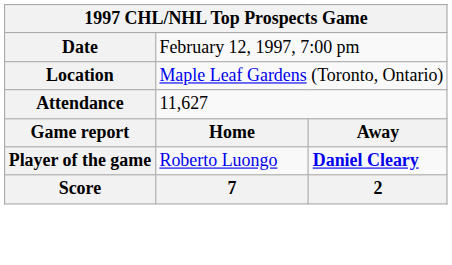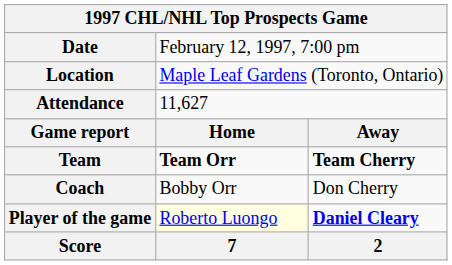+ row: (80, 160)
+ row: (80, 189)
(218, 160) no background -> (218, 217) lightyellow background
